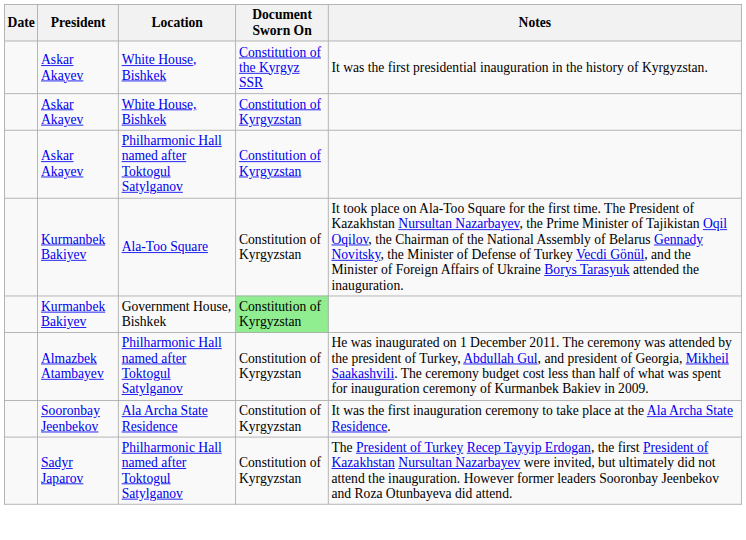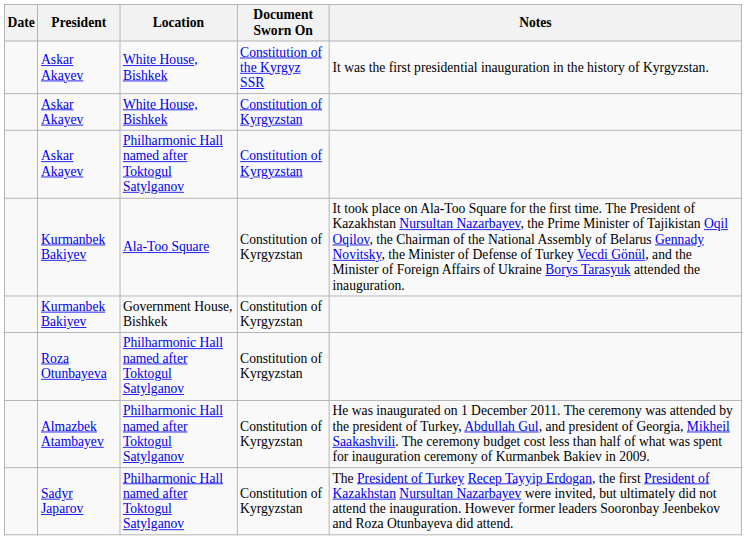(280, 314) lightgreen background -> (281, 314) no background
+ row: (74, 366)
- row: (70, 418)
